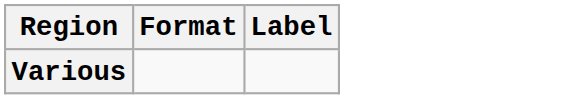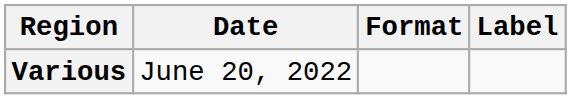+ column: (246, 27)
